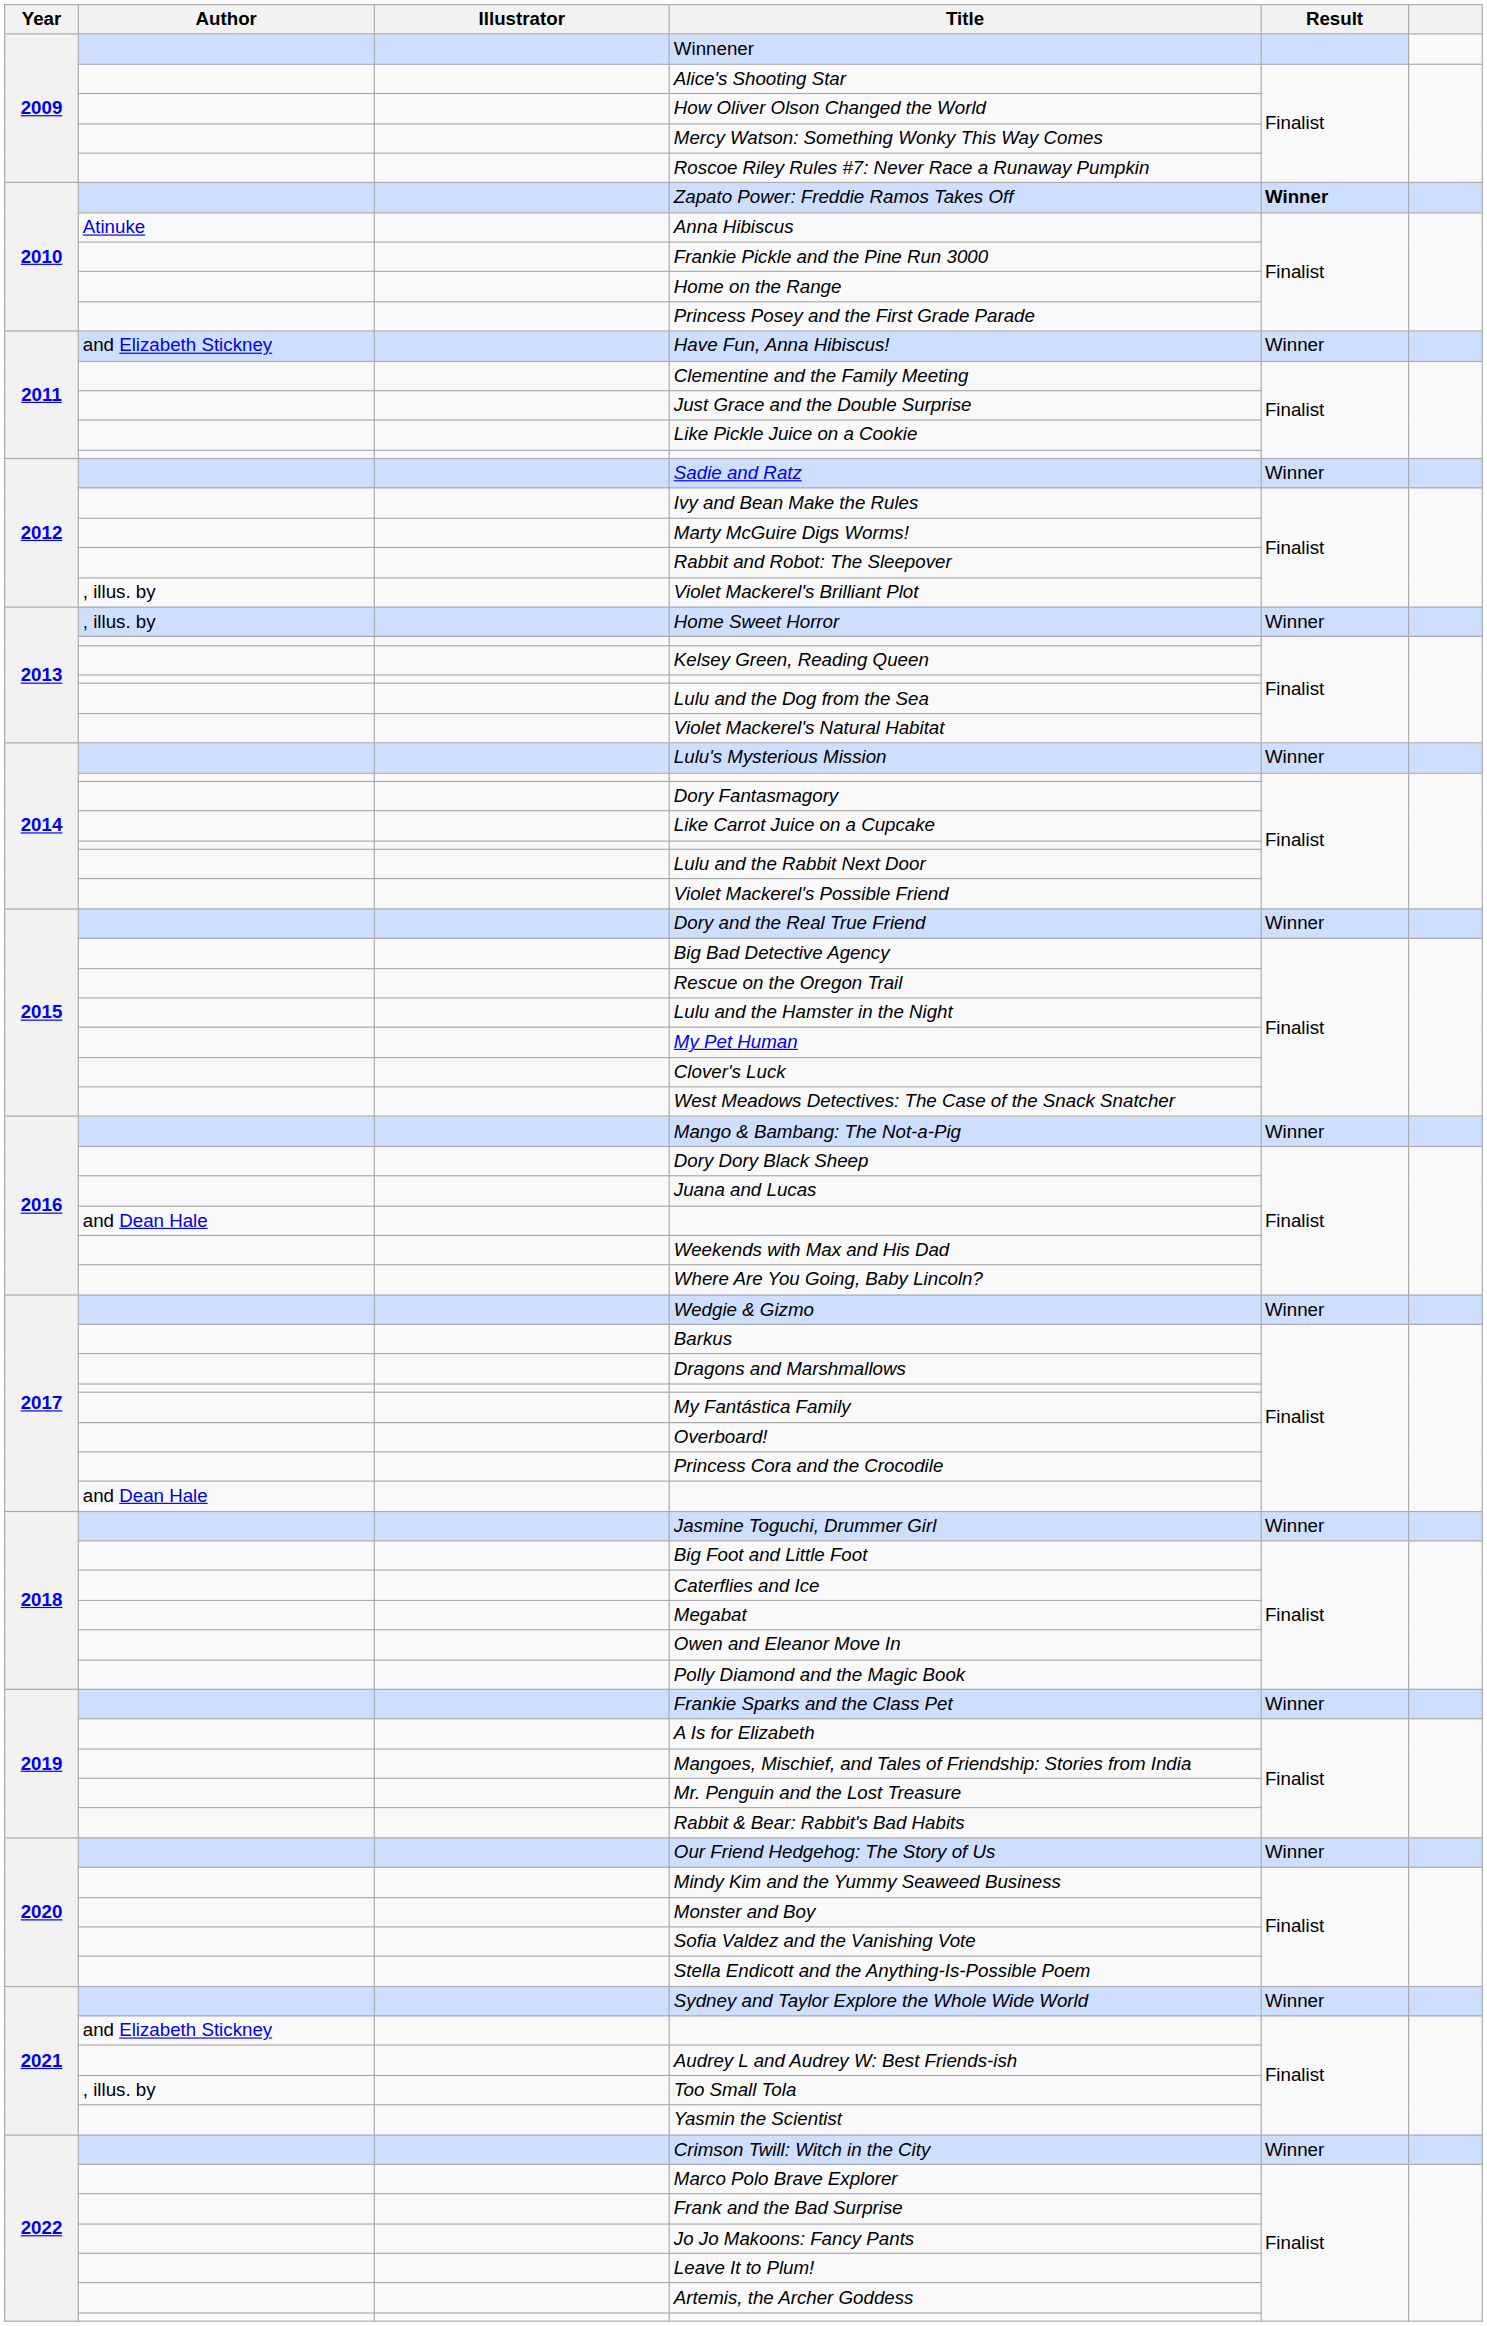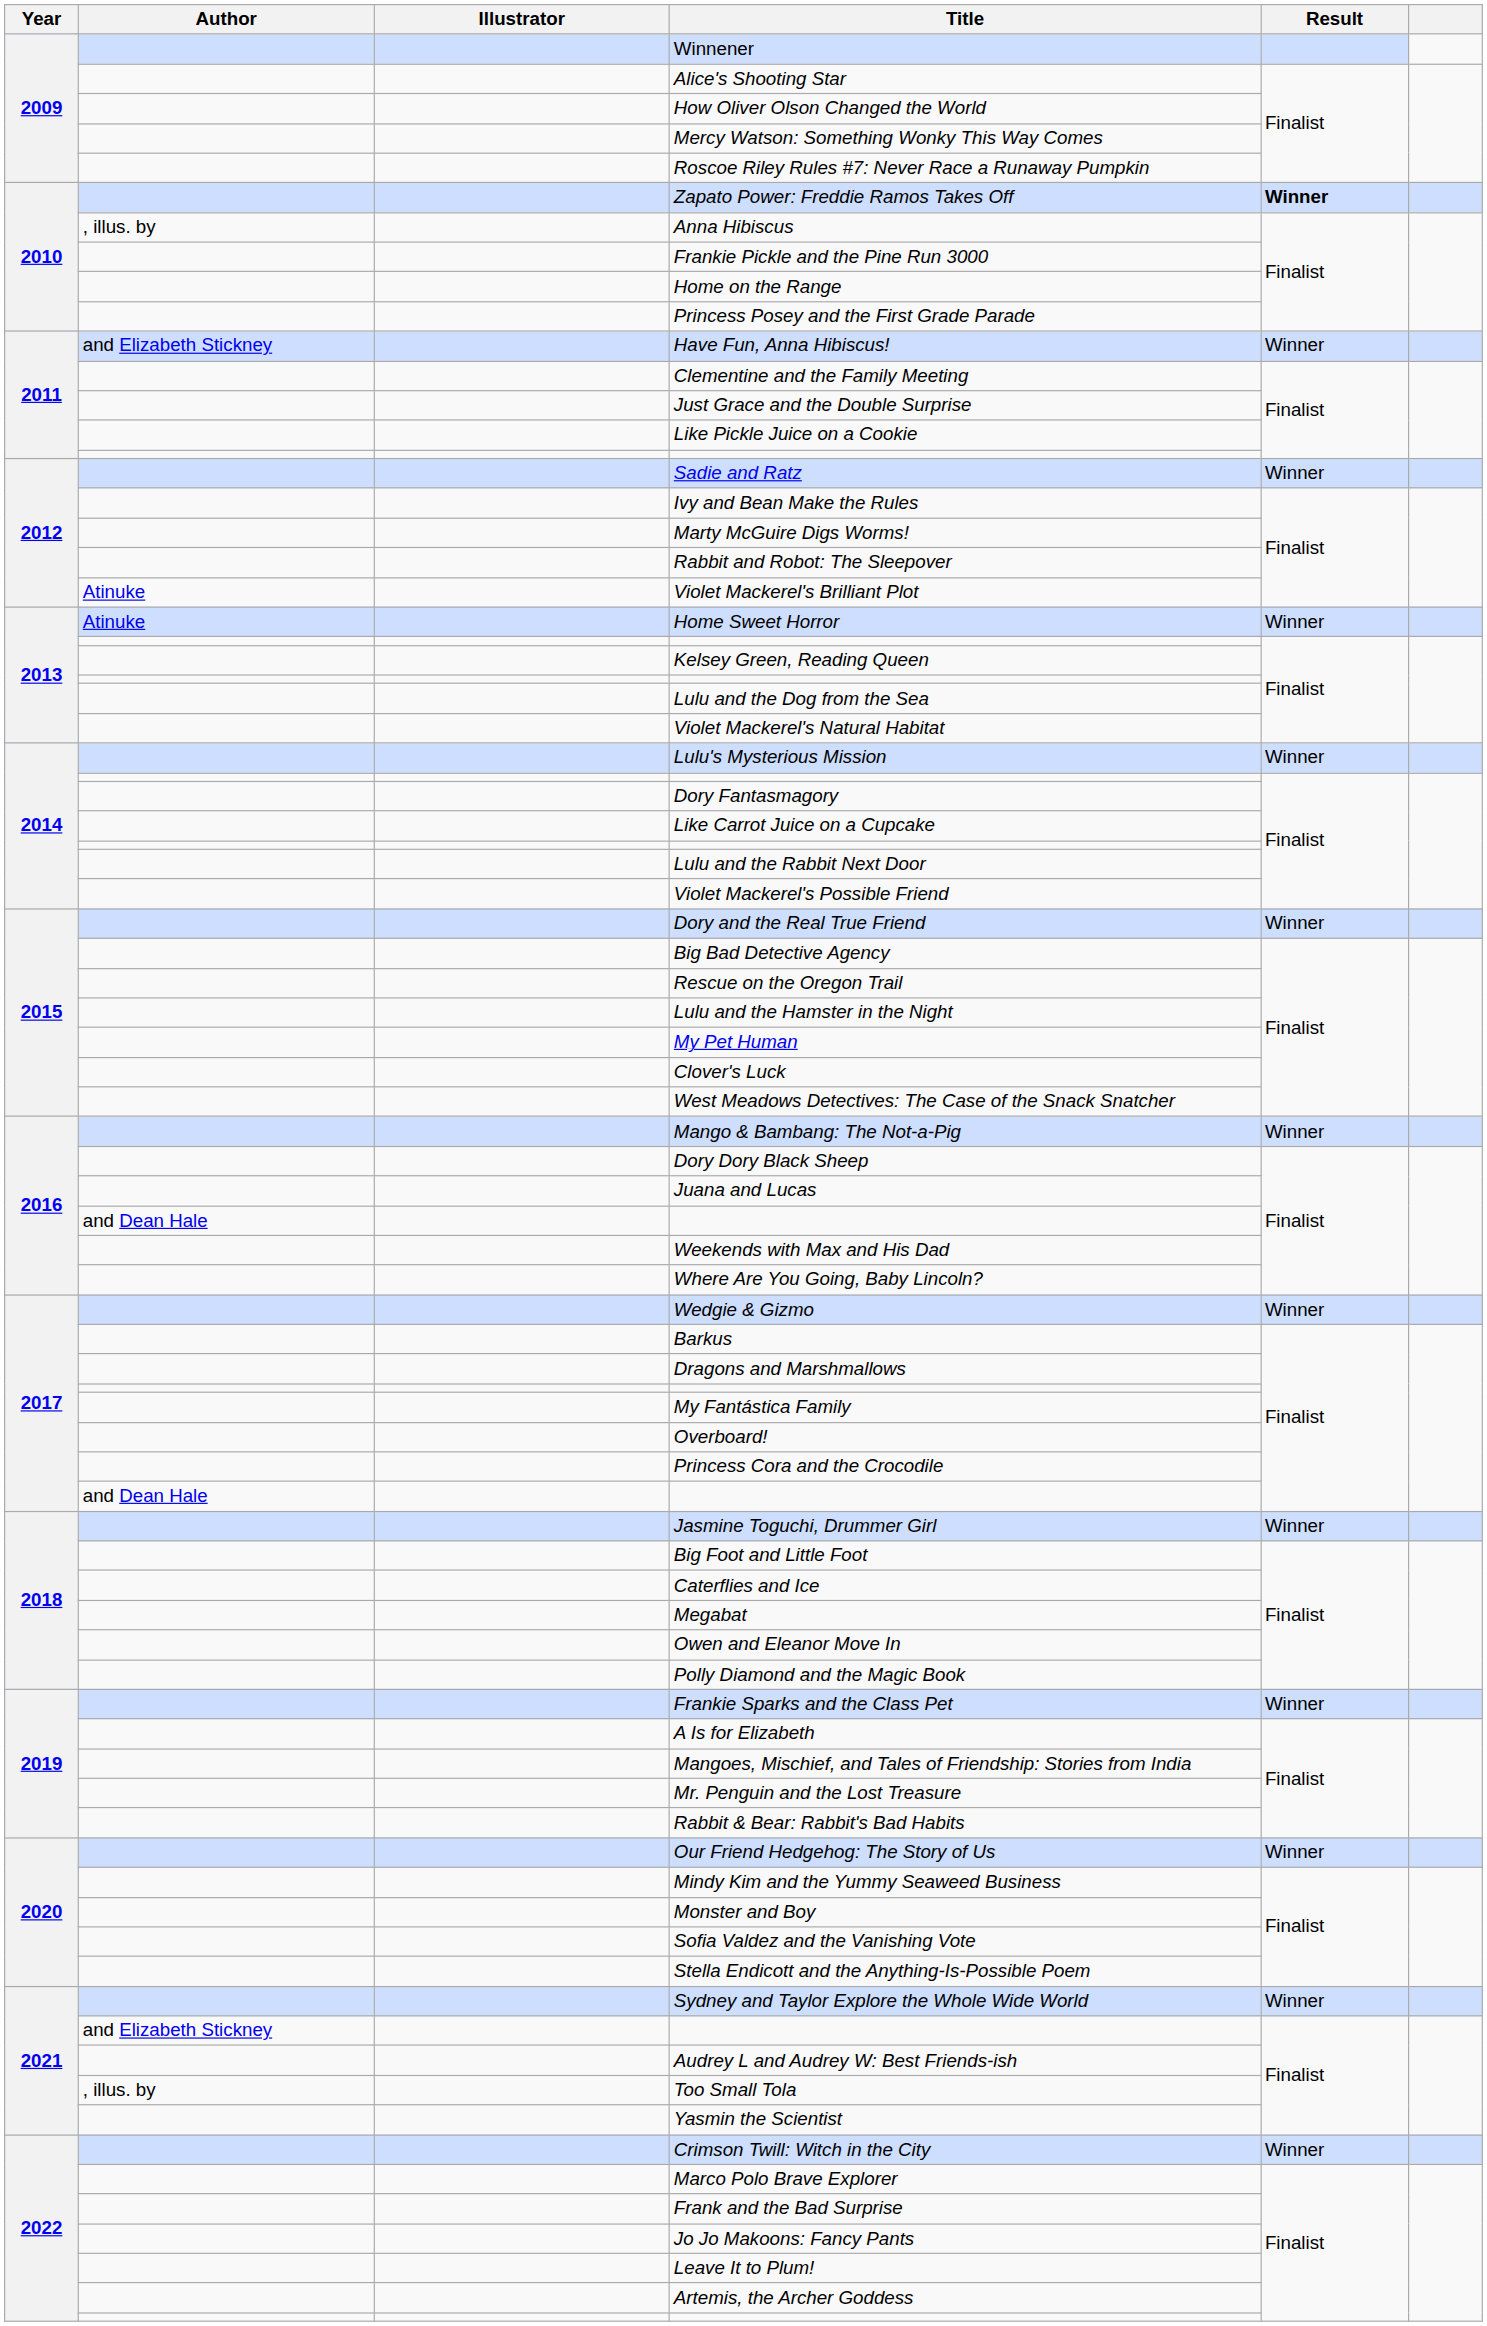(114, 227) Atinuke -> (119, 227) , illus. by
(119, 592) , illus. by -> (114, 592) Atinuke
(119, 621) , illus. by -> (114, 621) Atinuke
